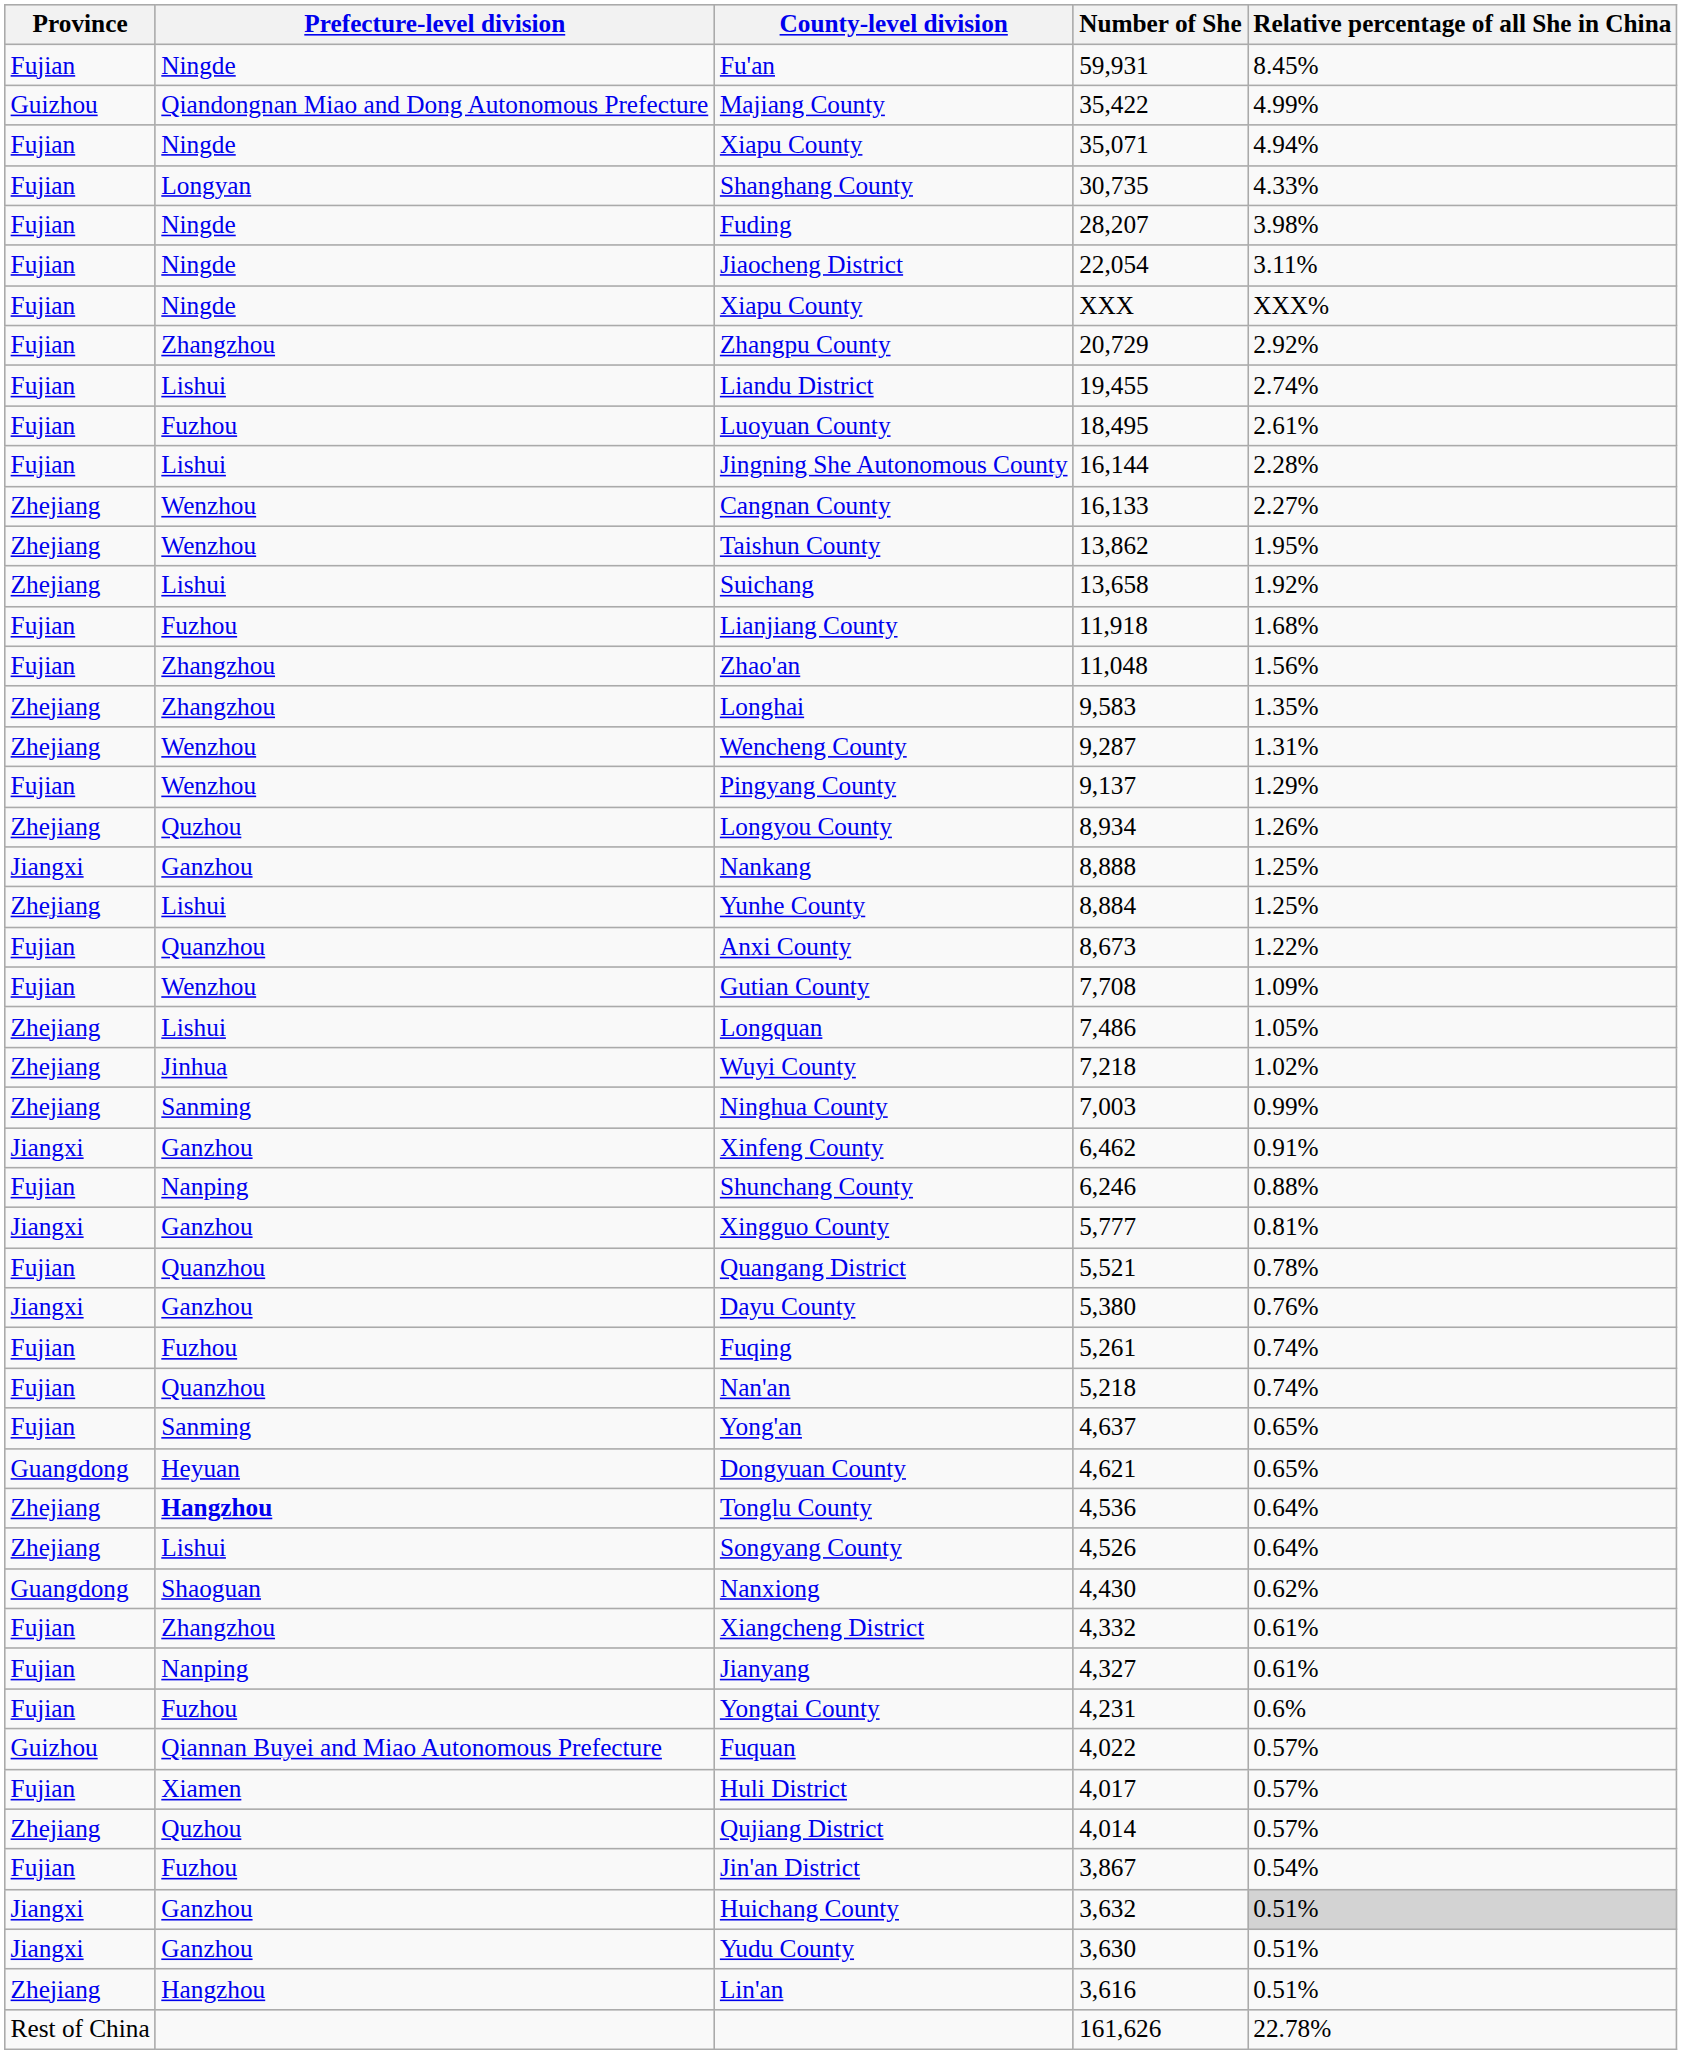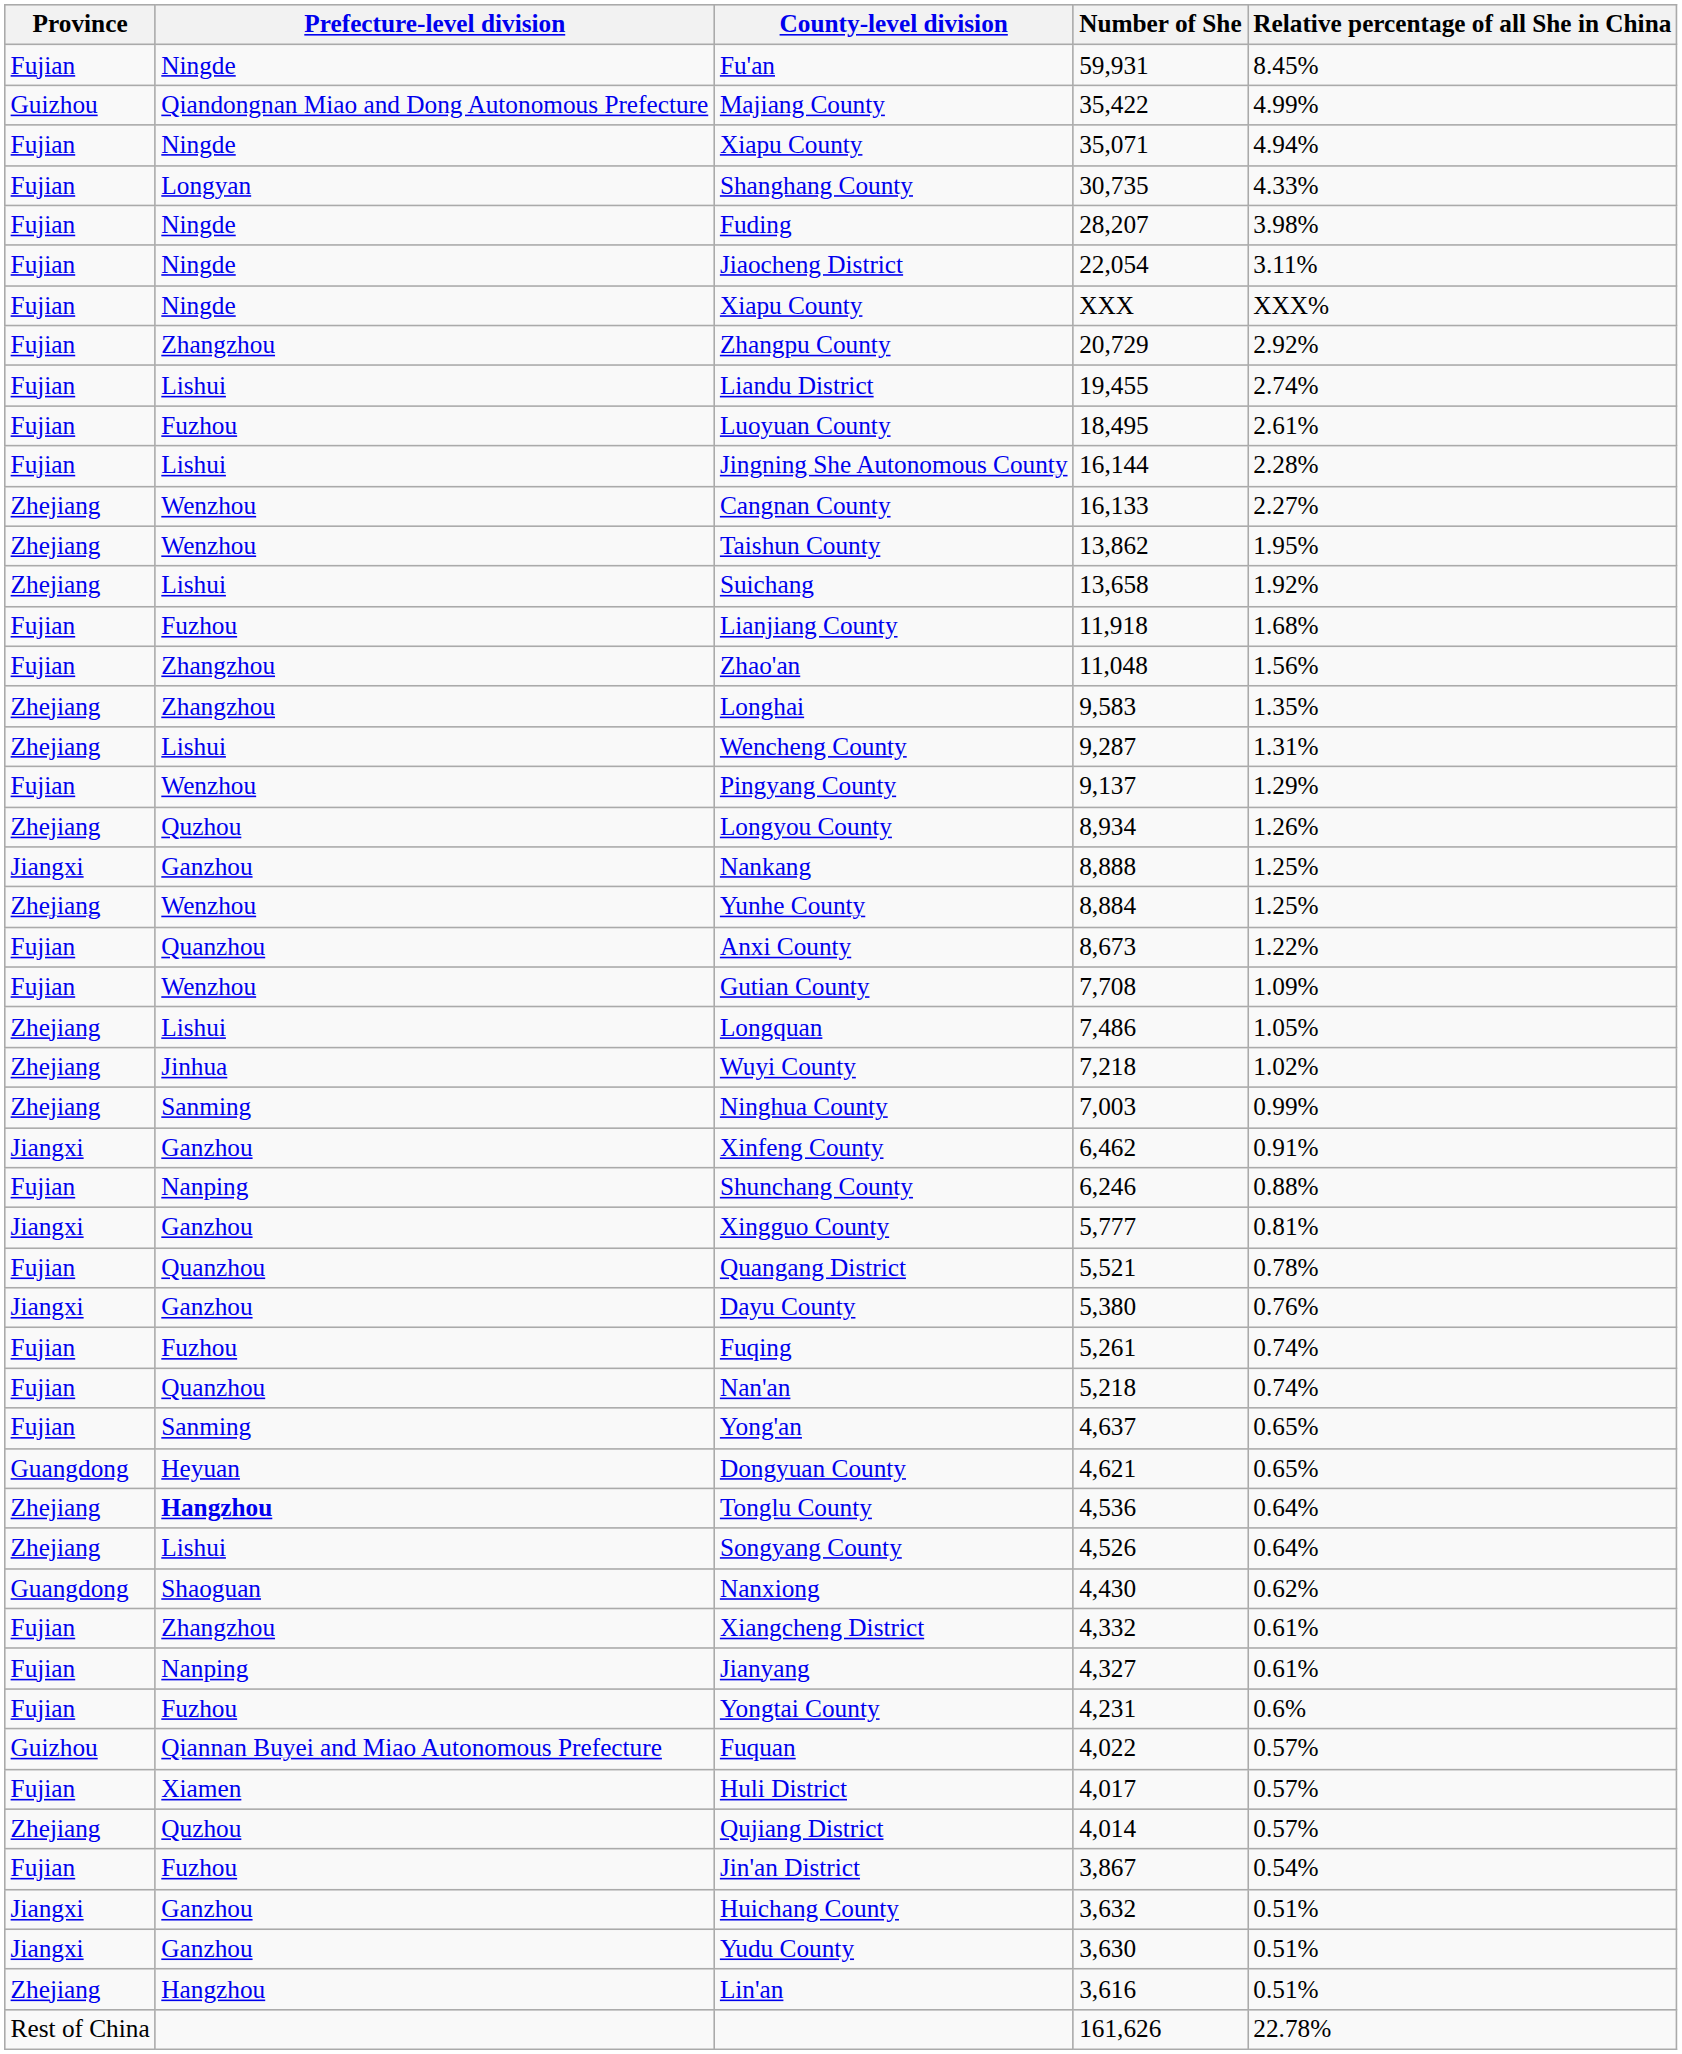(209, 746) Wenzhou -> (194, 746) Lishui
(194, 906) Lishui -> (209, 906) Wenzhou
(1286, 1908) lightgrey background -> (1286, 1908) no background
